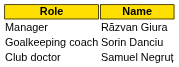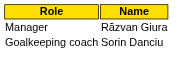- row: (33, 57)
